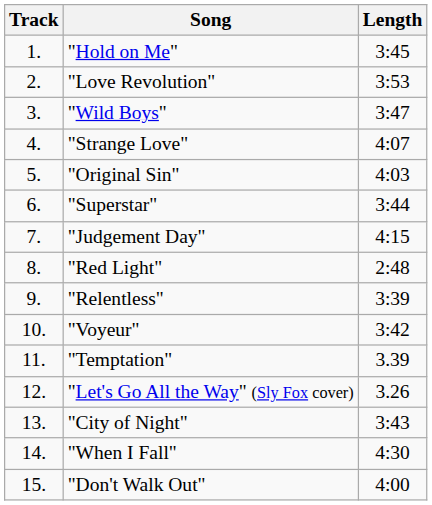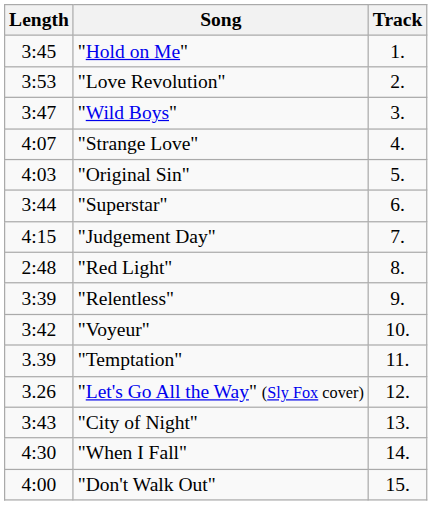columns swapped: (34, 19) <-> (393, 19)
